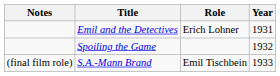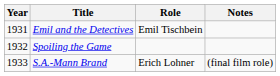columns swapped: (262, 12) <-> (40, 12)
(211, 29) Erich Lohner -> (170, 29) Emil Tischbein
(215, 63) Emil Tischbein -> (166, 63) Erich Lohner
